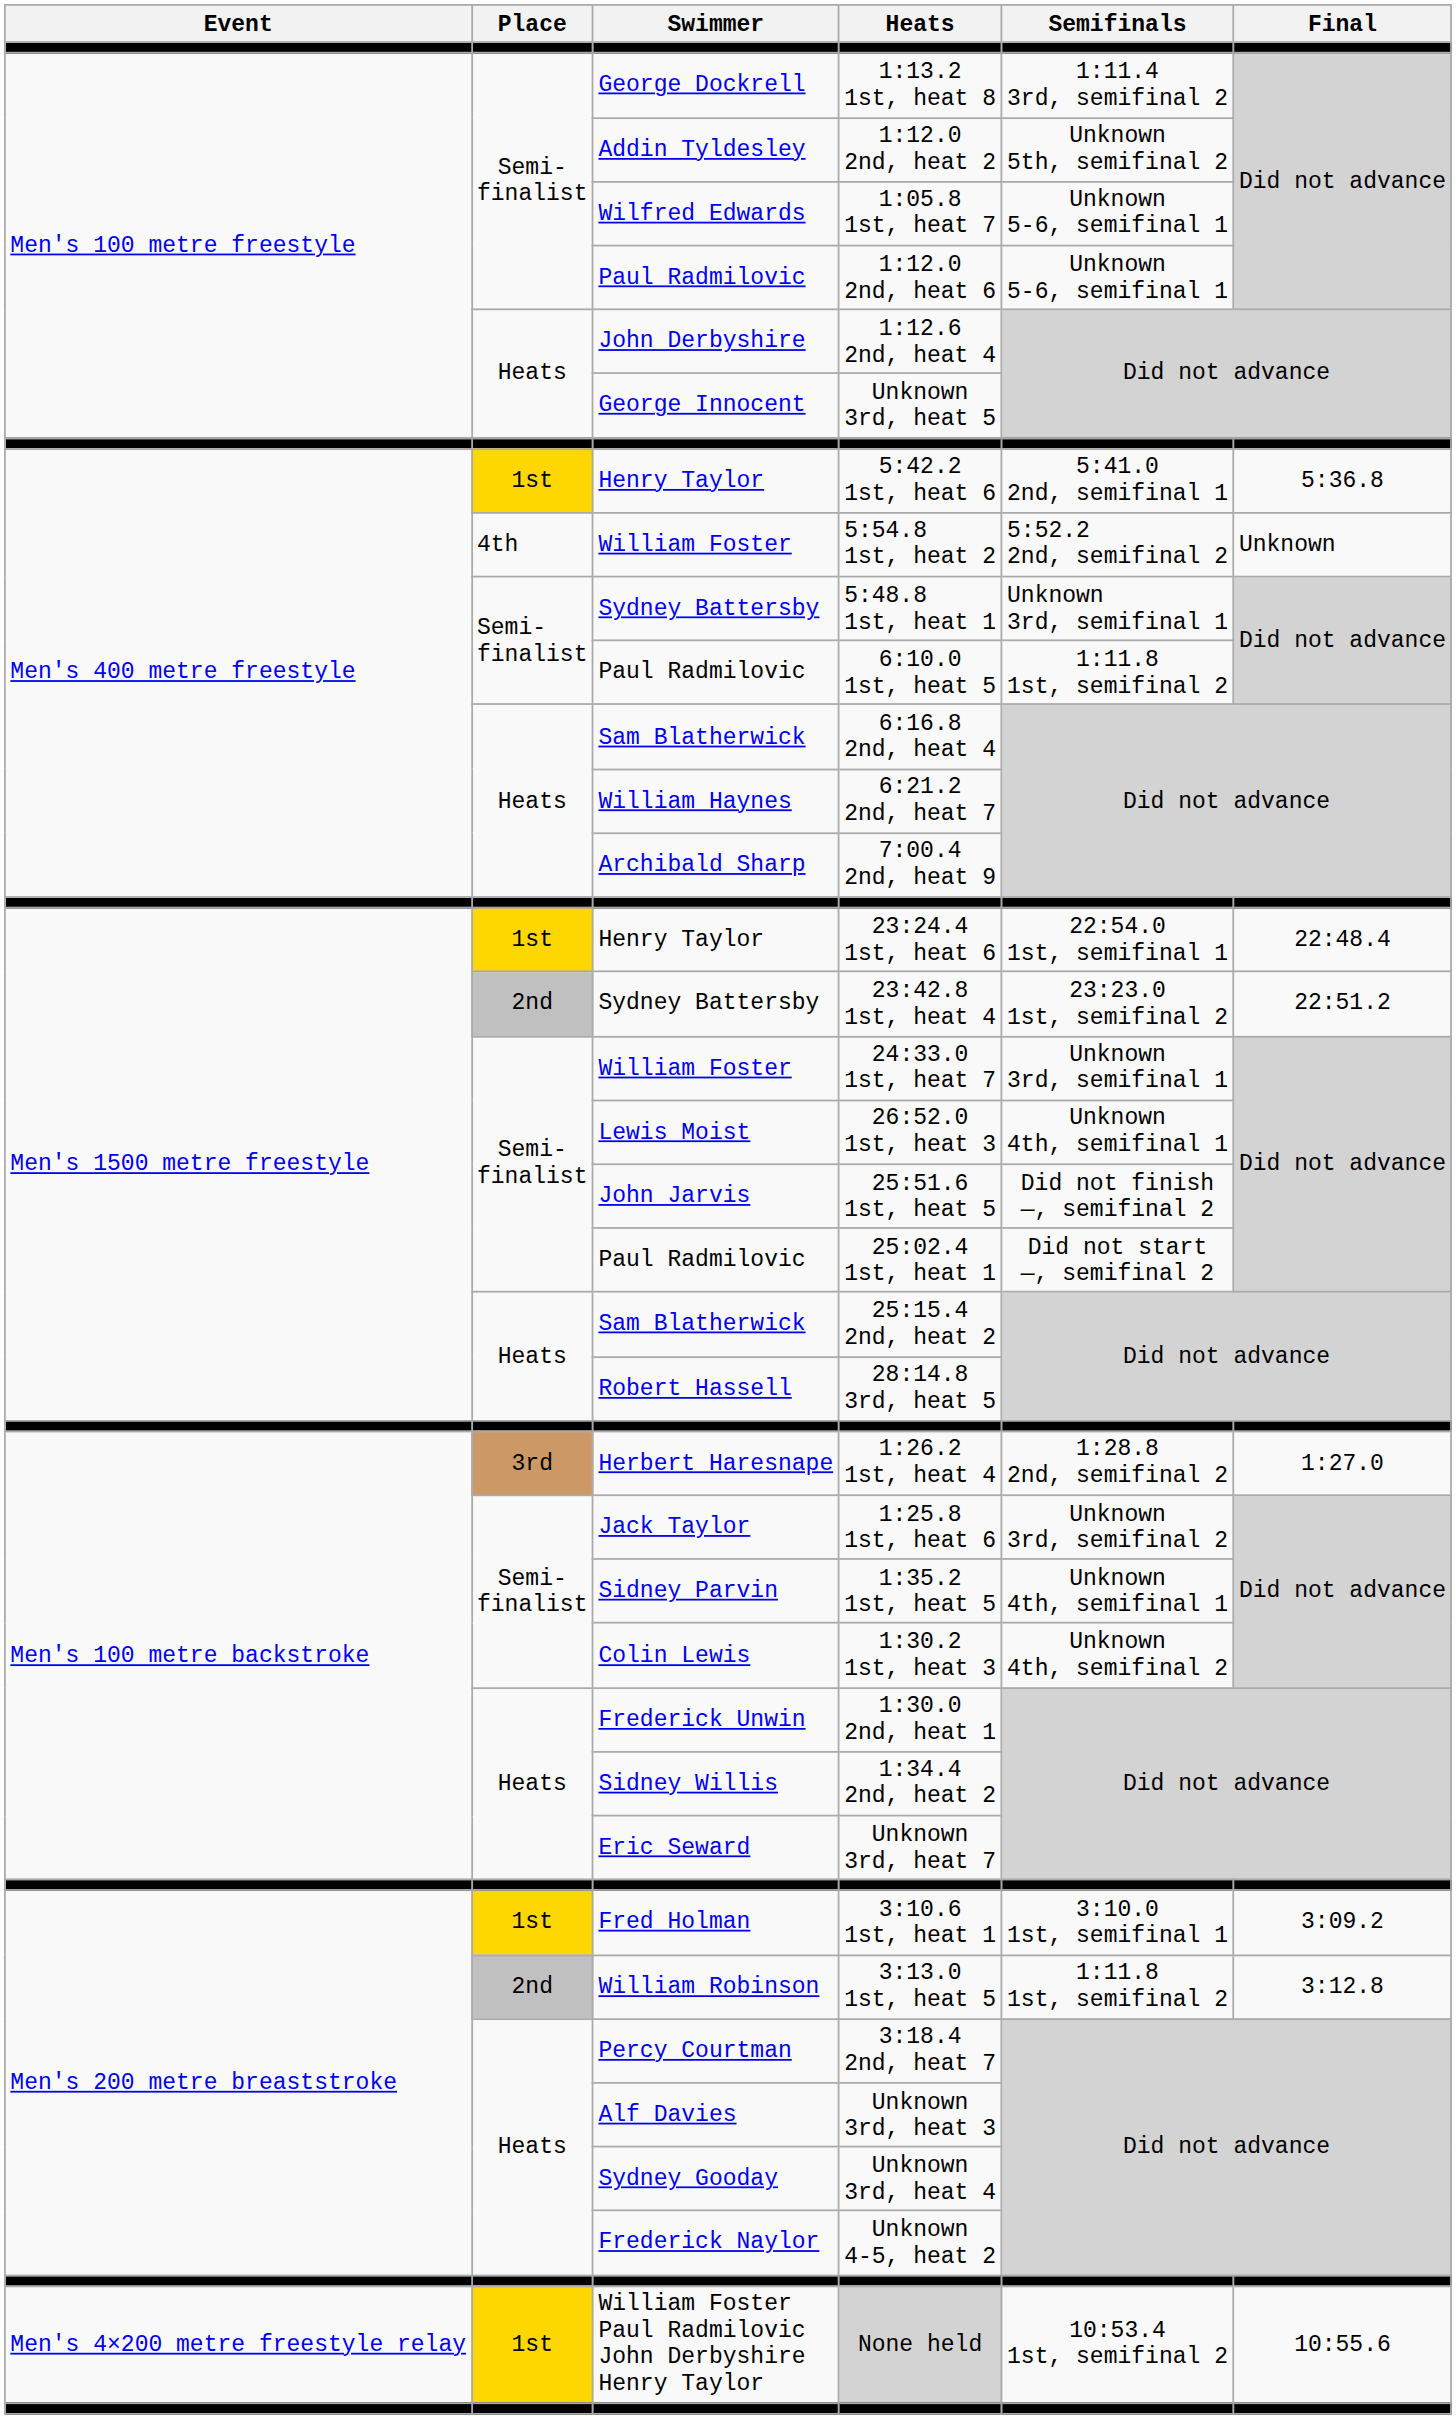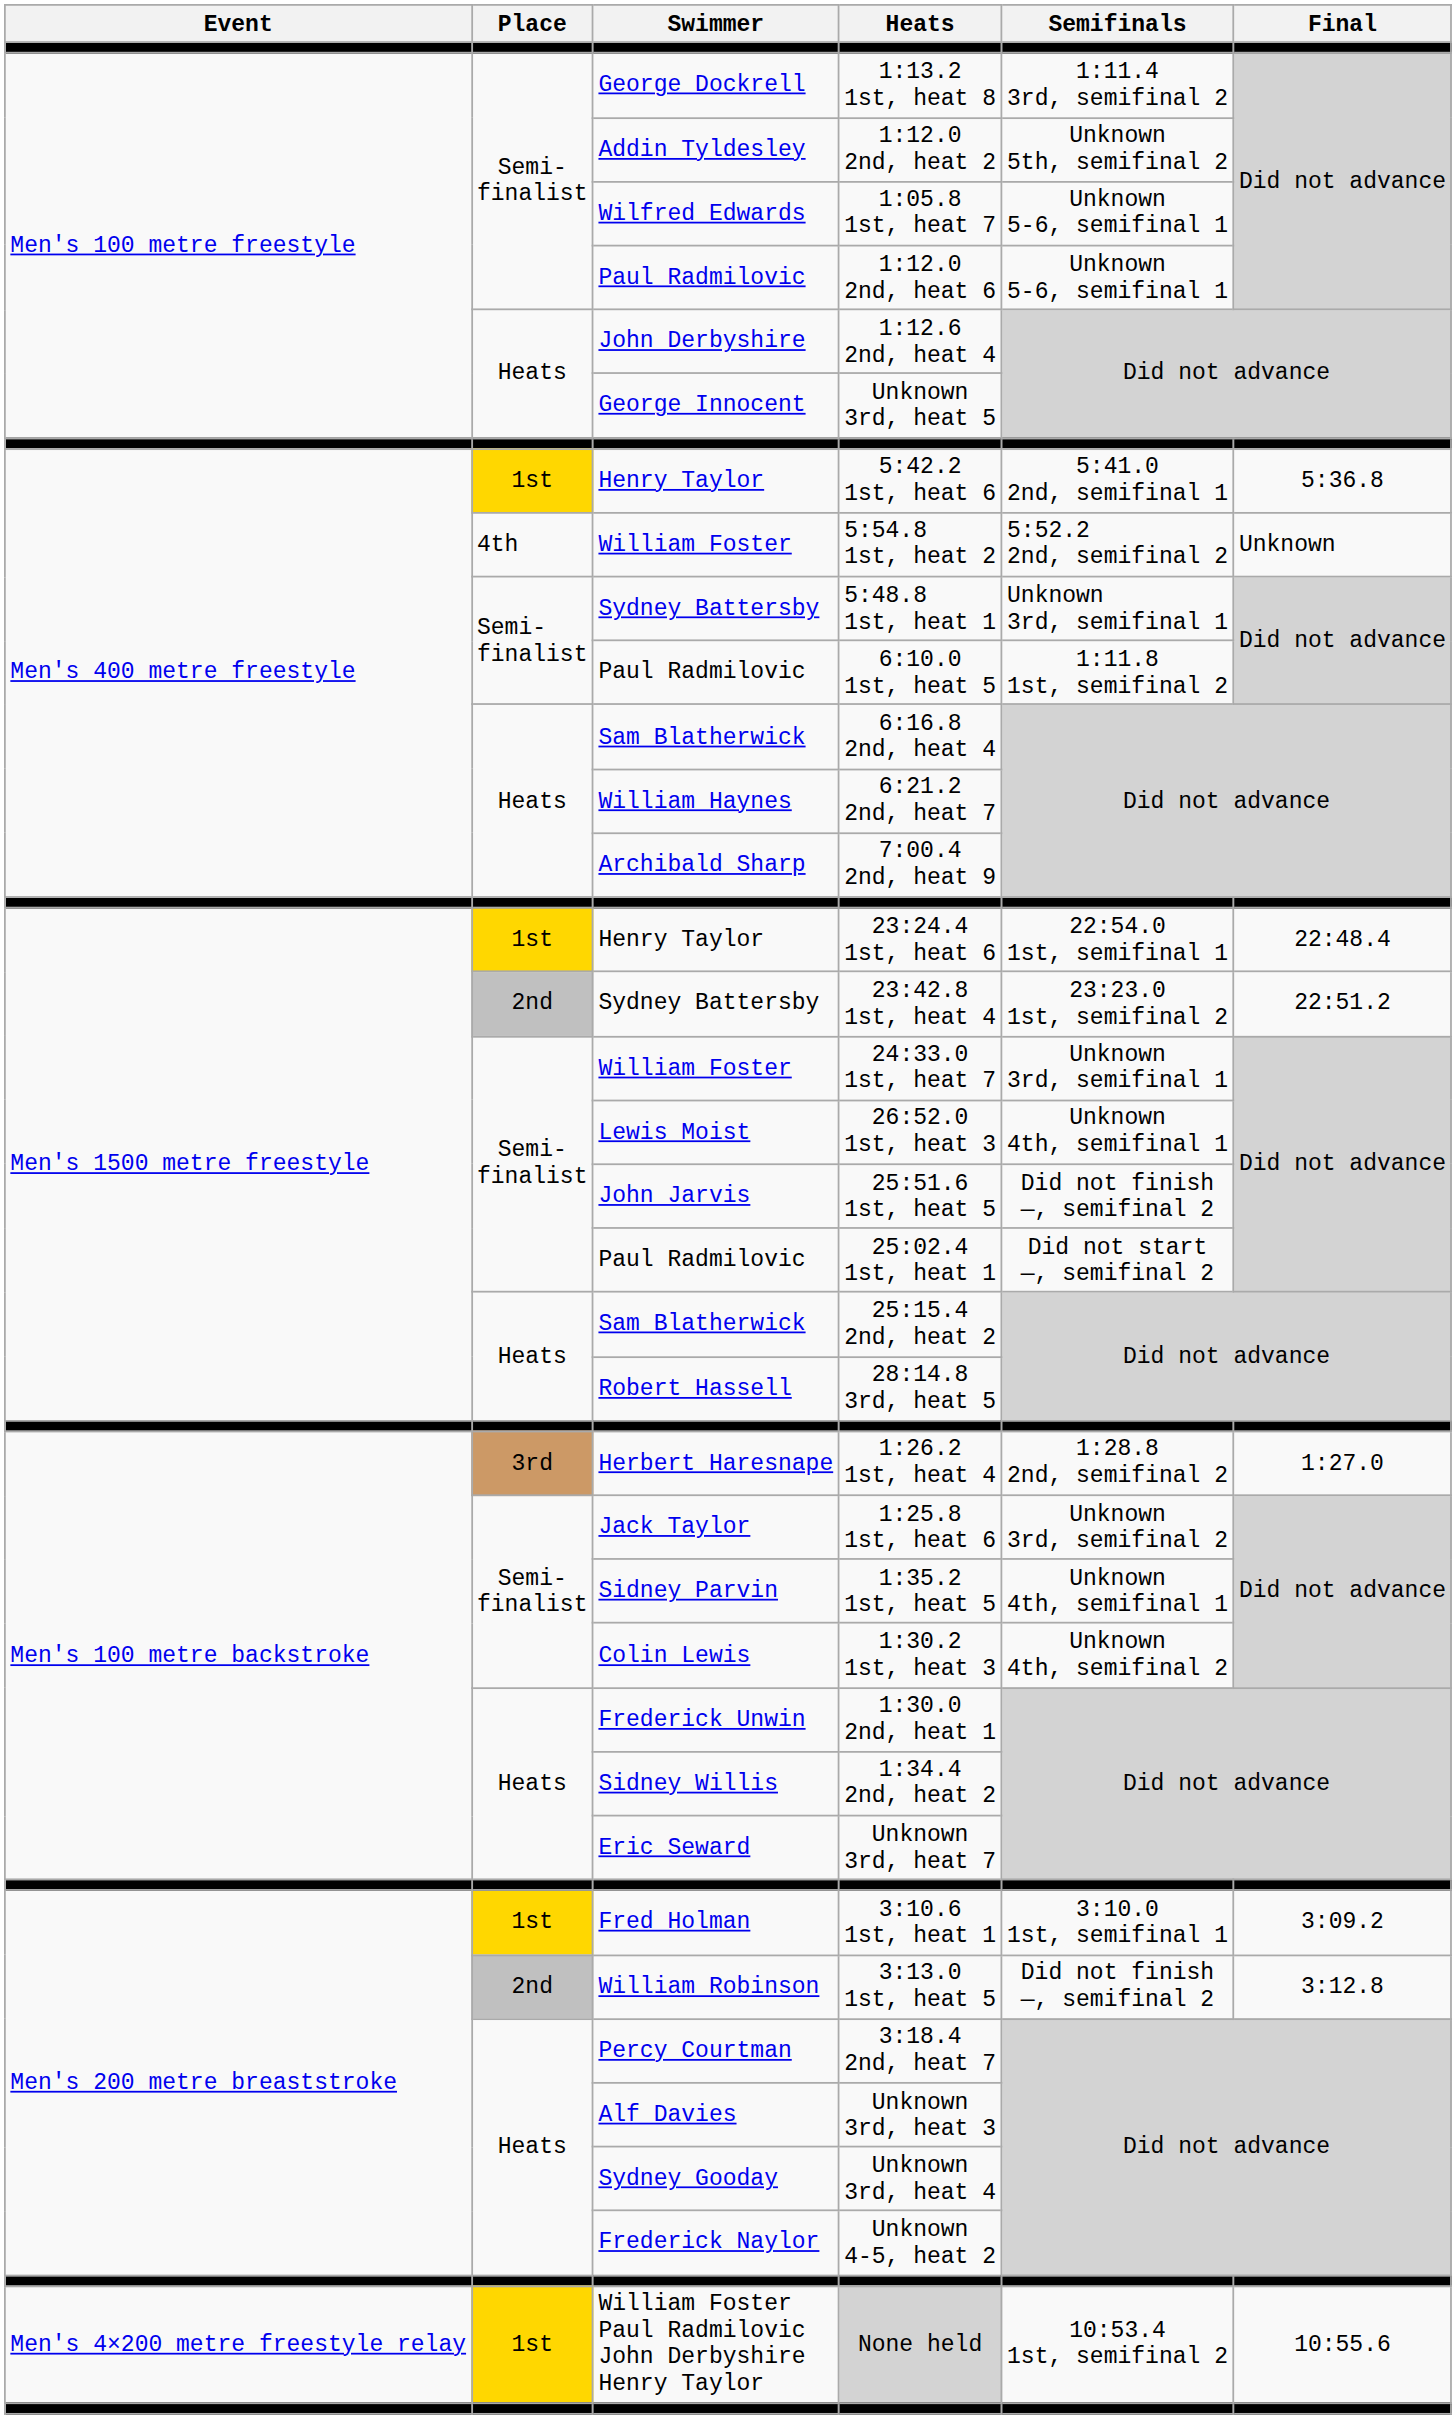(1117, 1987) 1:11.8 1st, semifinal 2 -> (1117, 1987) Did not finish —, semifinal 2
